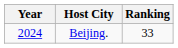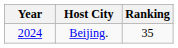(148, 33) 33 -> (148, 33) 35
